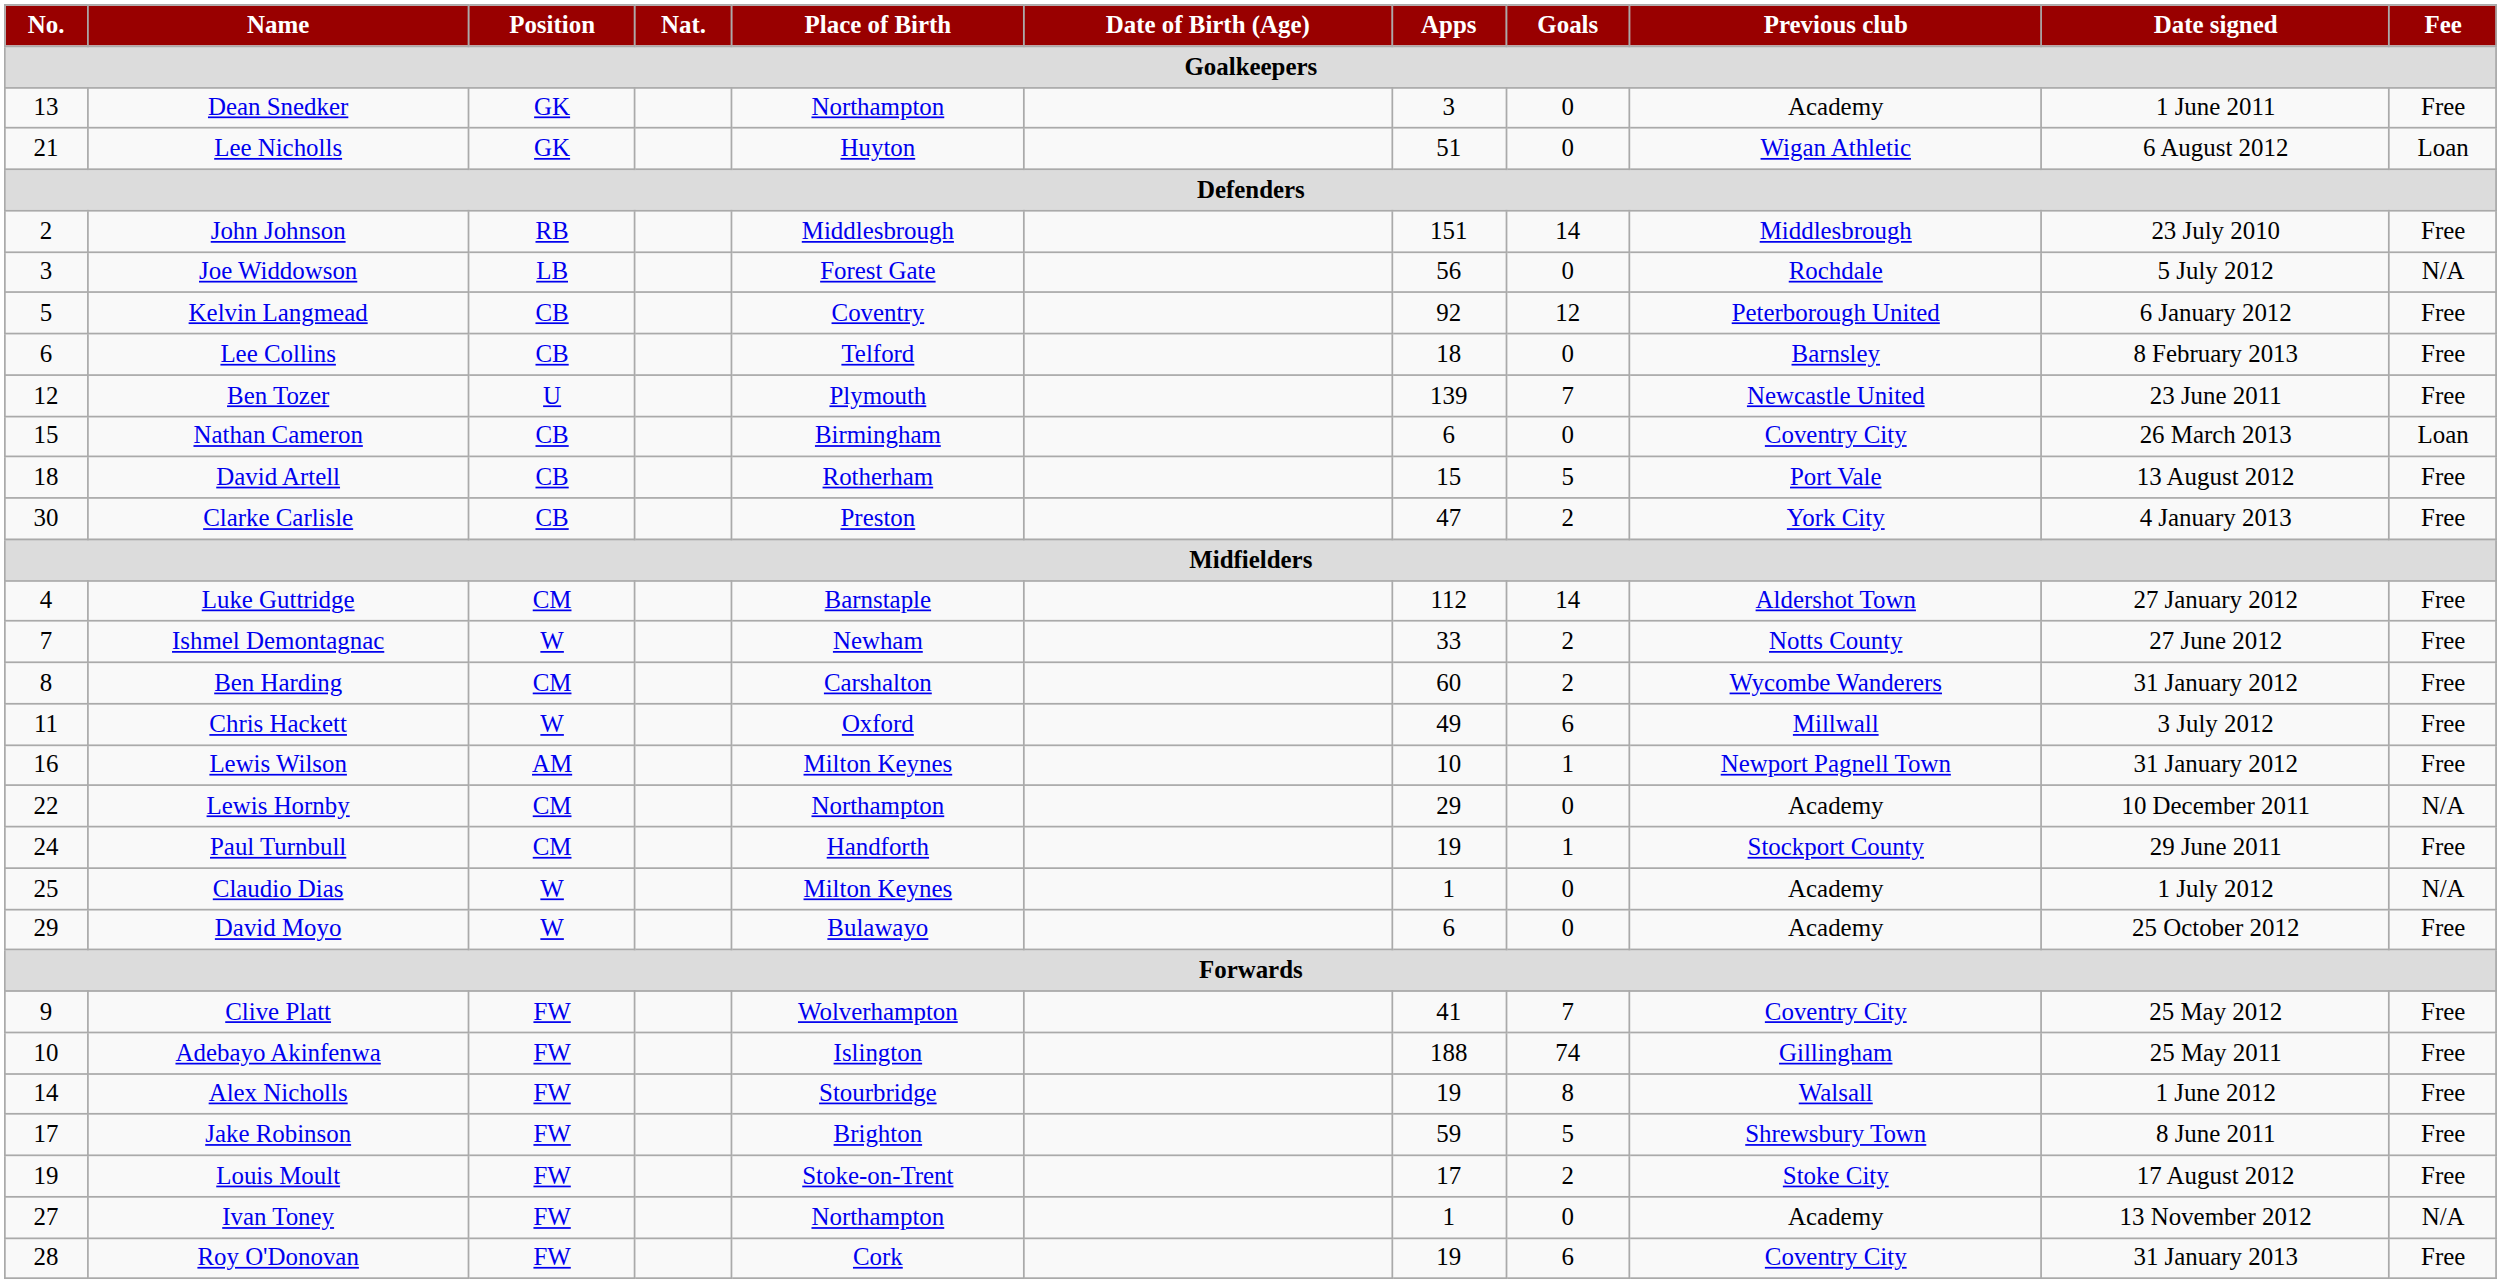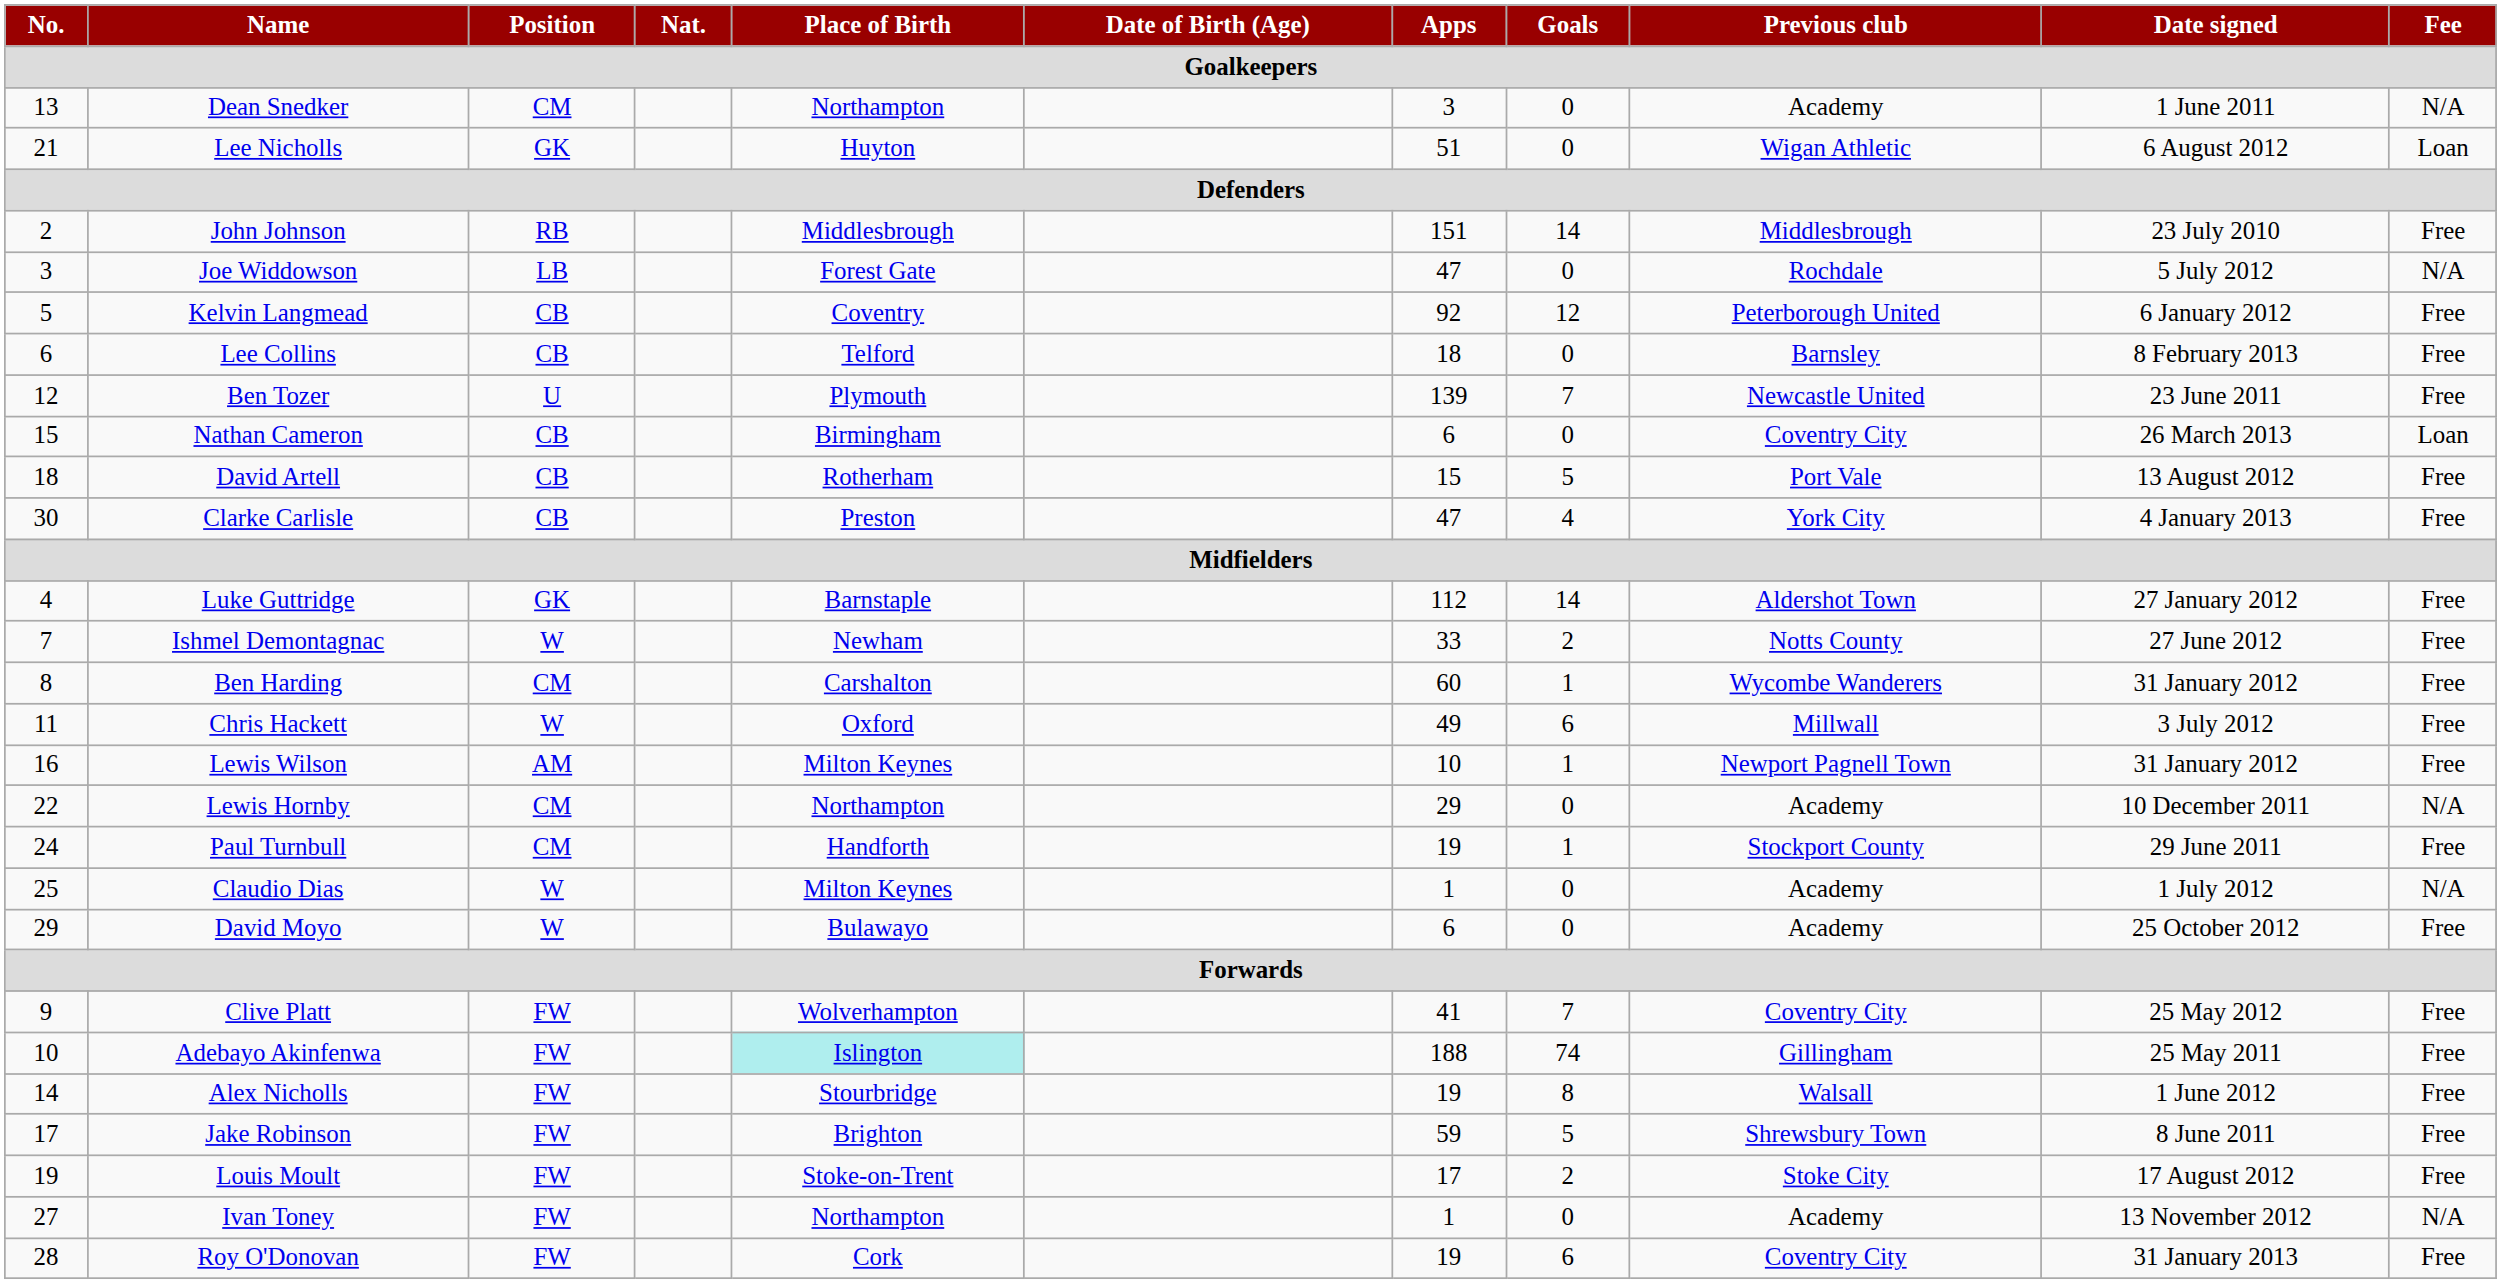(552, 107) GK -> (552, 107) CM
(2443, 107) Free -> (2443, 107) N/A
(1449, 271) 56 -> (1449, 271) 47
(1568, 518) 2 -> (1568, 518) 4
(552, 600) CM -> (552, 600) GK
(1568, 682) 2 -> (1568, 682) 1
(878, 1052) no background -> (878, 1052) paleturquoise background
